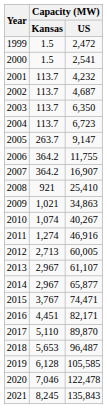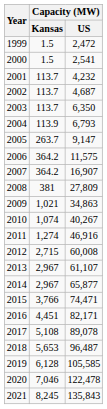(47, 124) 113.7 -> (47, 124) 113.9
(84, 124) 6,723 -> (84, 124) 6,793
(84, 156) 11,755 -> (84, 156) 11,575
(47, 188) 921 -> (47, 188) 381
(84, 188) 25,410 -> (84, 188) 27,809
(47, 252) 2,713 -> (47, 252) 2,715
(84, 252) 60,005 -> (84, 252) 60,008
(47, 300) 3,767 -> (47, 300) 3,766
(47, 332) 5,110 -> (47, 332) 5,108
(84, 332) 89,870 -> (84, 332) 89,078
